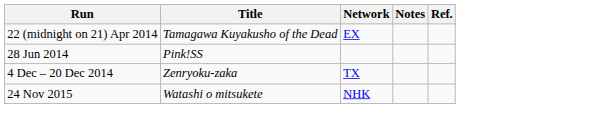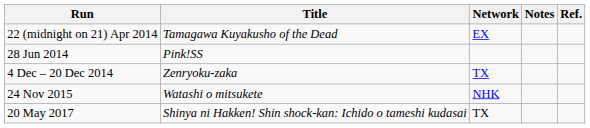+ row: (41, 113)
